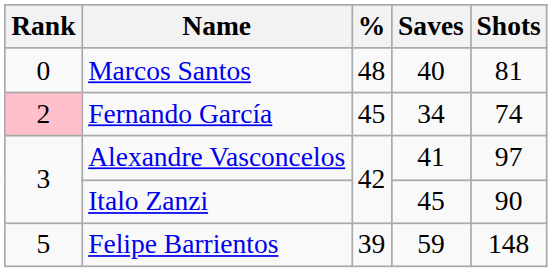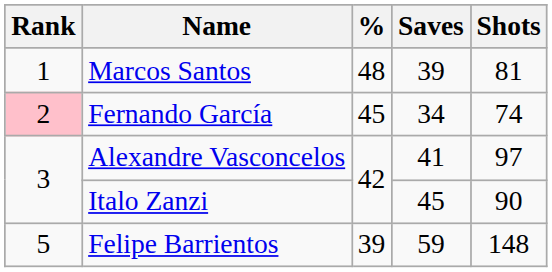(43, 69) 0 -> (43, 69) 1
(431, 69) 40 -> (431, 69) 39
